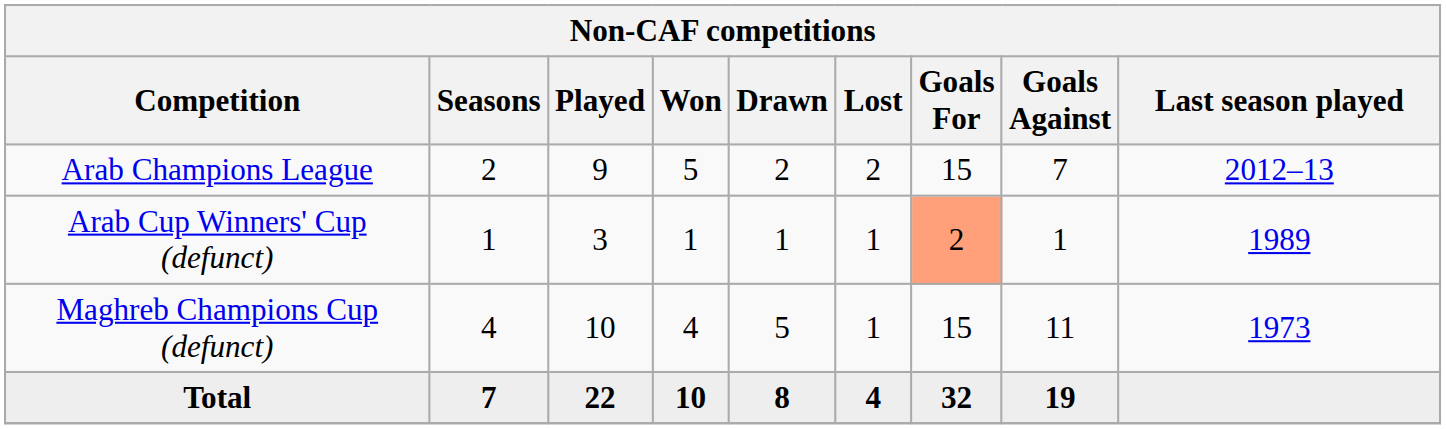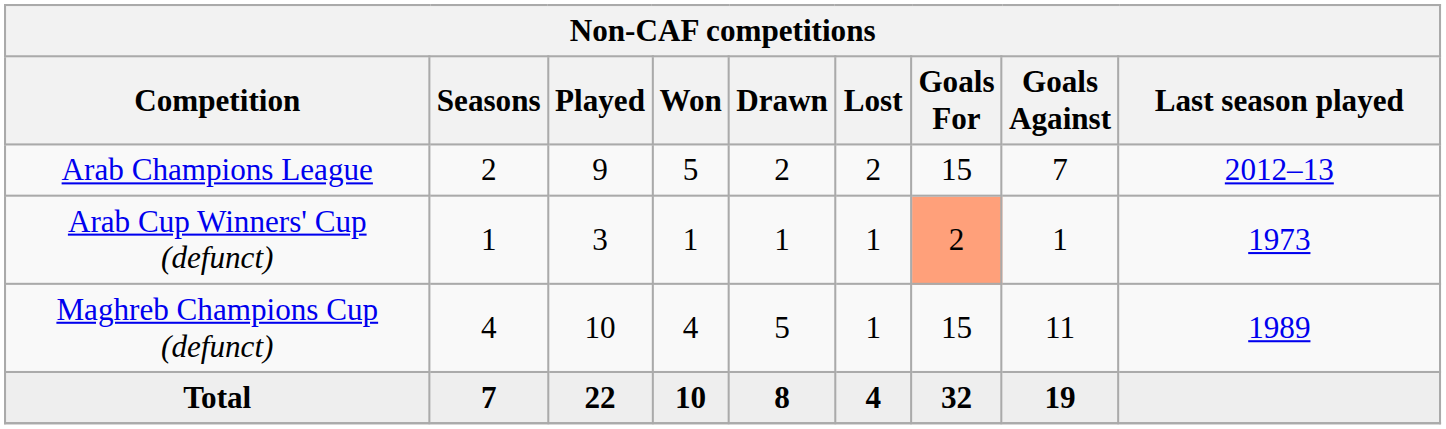(1279, 239) 1989 -> (1279, 239) 1973
(1279, 328) 1973 -> (1279, 328) 1989
